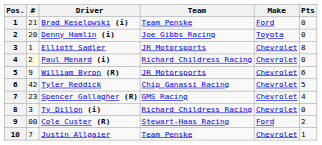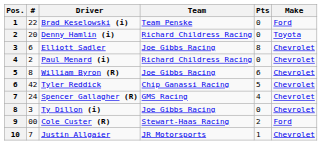columns swapped: (277, 11) <-> (308, 11)
(33, 23) 21 -> (33, 23) 22
(178, 36) Joe Gibbs Racing -> (197, 36) Richard Childress Racing
(31, 48) 1 -> (31, 48) 6
(174, 48) JR Motorsports -> (178, 48) Joe Gibbs Racing
(31, 60) lightyellow background -> (31, 60) no background
(31, 73) 9 -> (31, 73) 8
(174, 73) JR Motorsports -> (178, 73) Joe Gibbs Racing
(33, 97) 23 -> (33, 97) 24
(197, 110) Richard Childress Racing -> (178, 110) Joe Gibbs Racing
(167, 134) Team Penske -> (174, 134) JR Motorsports
